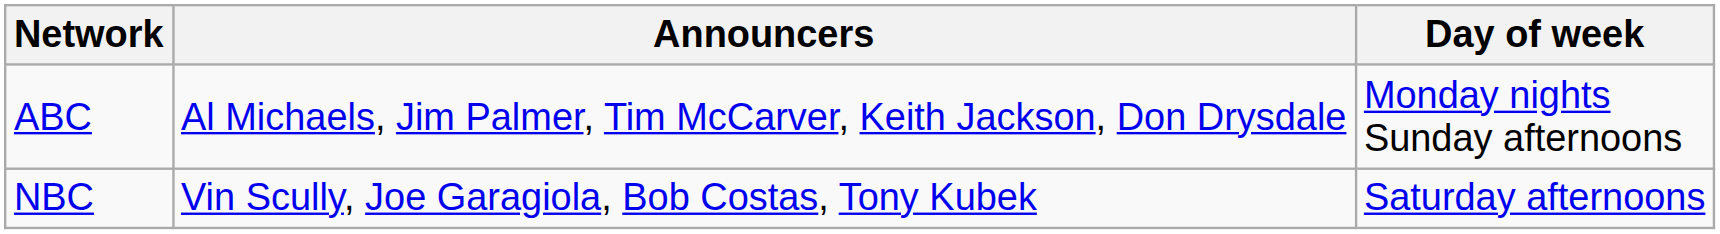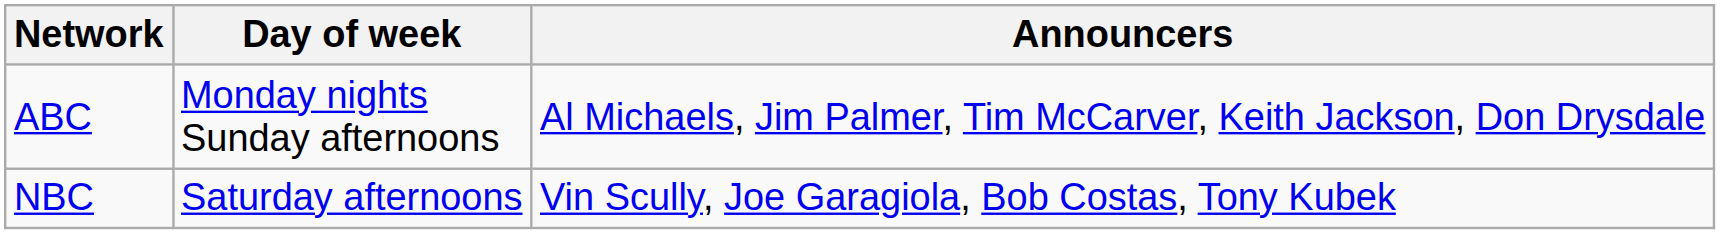columns swapped: (1535, 34) <-> (764, 34)
